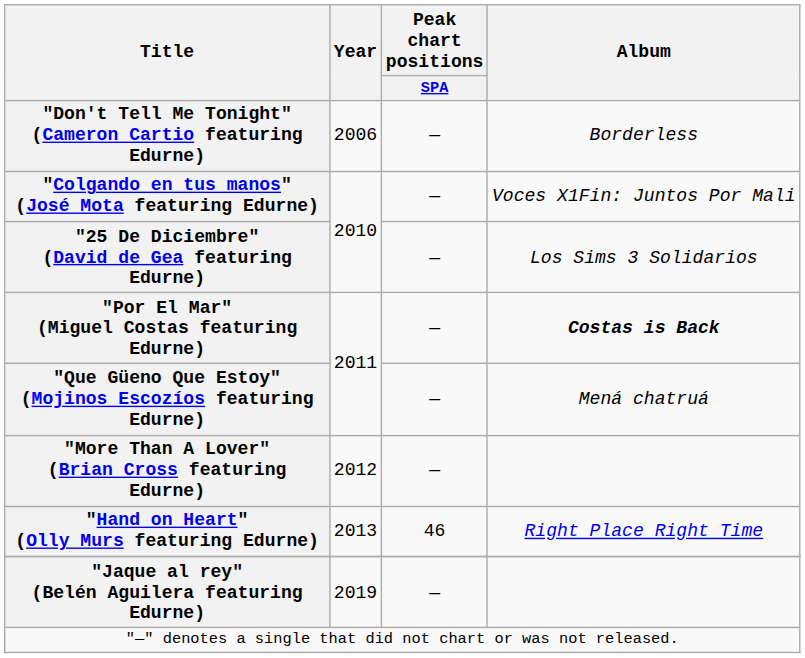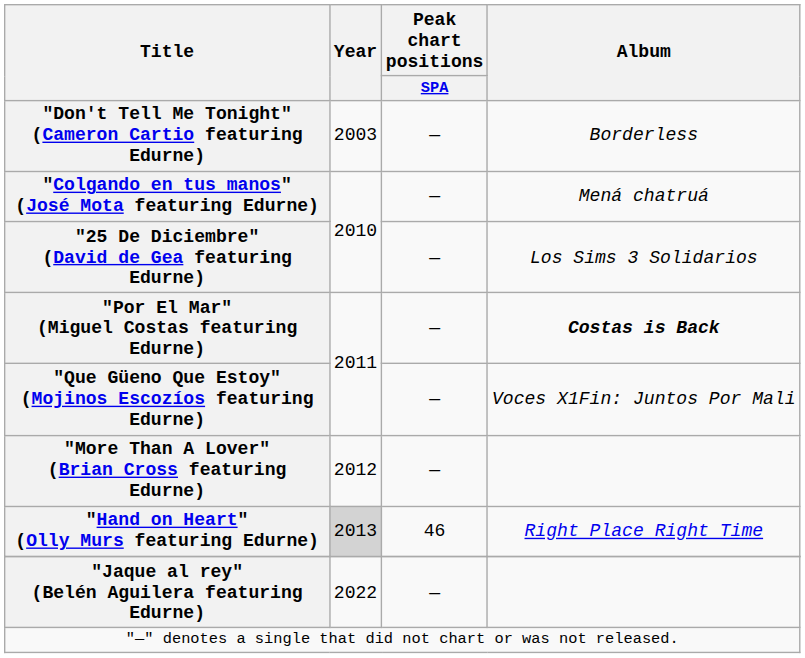(356, 136) 2006 -> (356, 136) 2003
(644, 196) Voces X1Fin: Juntos Por Mali -> (644, 196) Mená chatruá
(644, 399) Mená chatruá -> (644, 399) Voces X1Fin: Juntos Por Mali
(356, 531) no background -> (356, 531) lightgrey background
(356, 592) 2019 -> (356, 592) 2022
